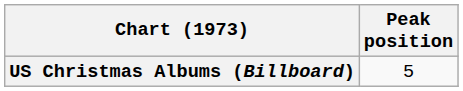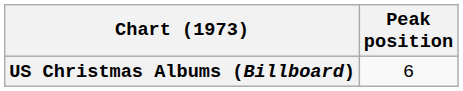(408, 72) 5 -> (408, 72) 6
